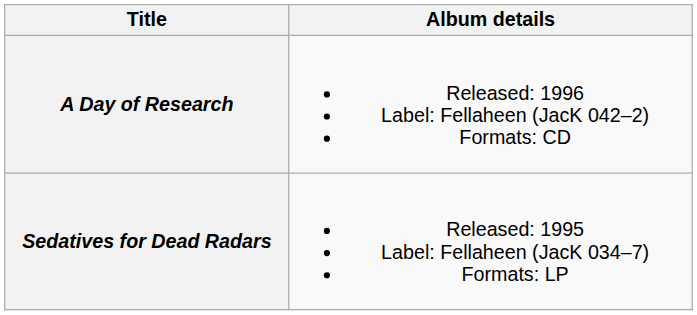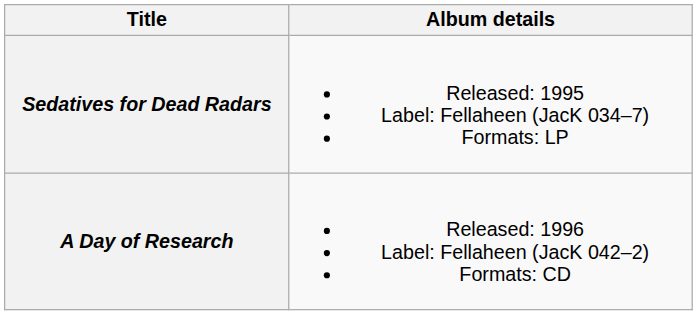rows swapped: (147, 241) <-> (147, 104)
